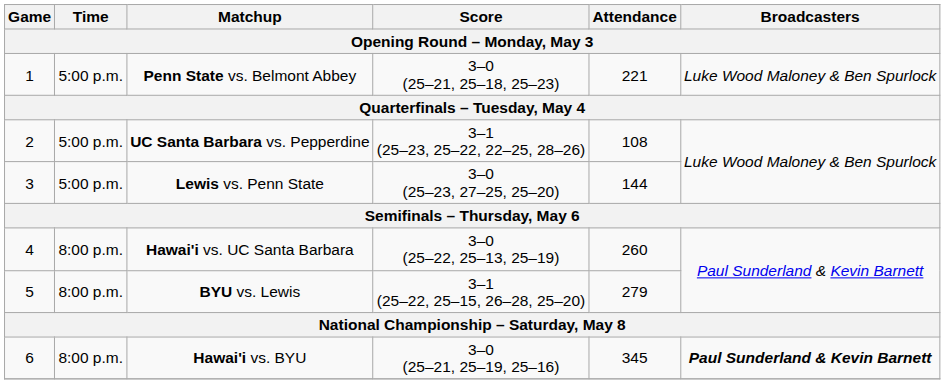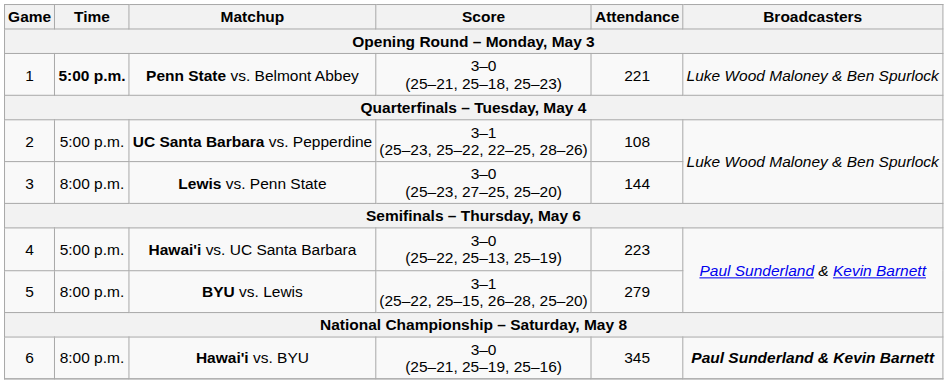(91, 75) normal -> (92, 75) bold
(91, 183) 5:00 p.m. -> (92, 183) 8:00 p.m.
(91, 249) 8:00 p.m. -> (92, 249) 5:00 p.m.
(635, 249) 260 -> (637, 249) 223
